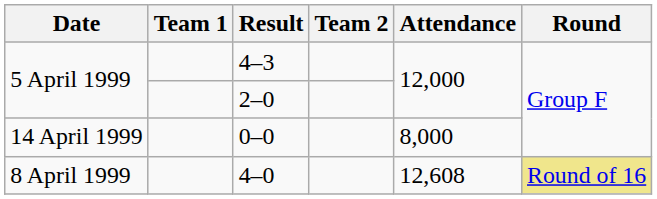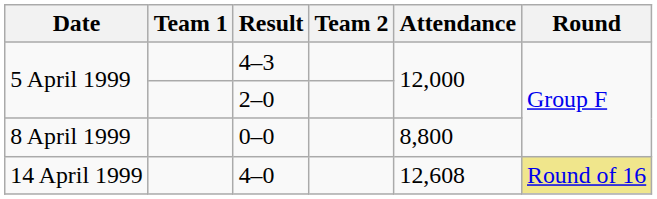(76, 136) 14 April 1999 -> (71, 136) 8 April 1999
(426, 136) 8,000 -> (426, 136) 8,800
(71, 174) 8 April 1999 -> (76, 174) 14 April 1999
